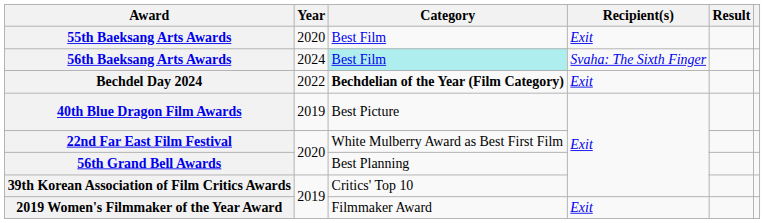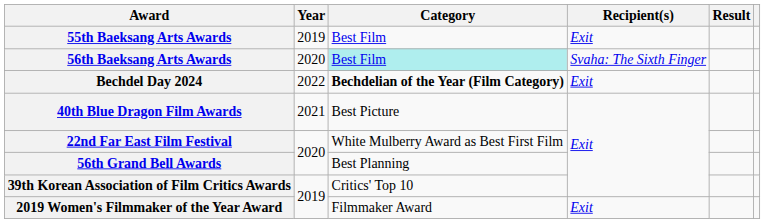(311, 37) 2020 -> (311, 37) 2019
(311, 59) 2024 -> (311, 59) 2020
(311, 111) 2019 -> (311, 111) 2021
